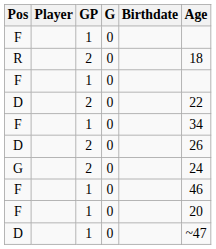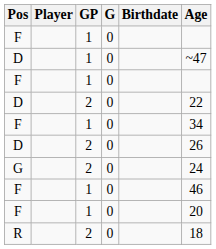rows swapped: (18, 59) <-> (18, 233)
